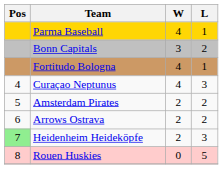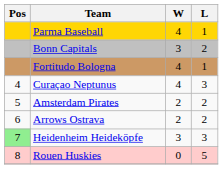(178, 137) 2 -> (178, 137) 3
